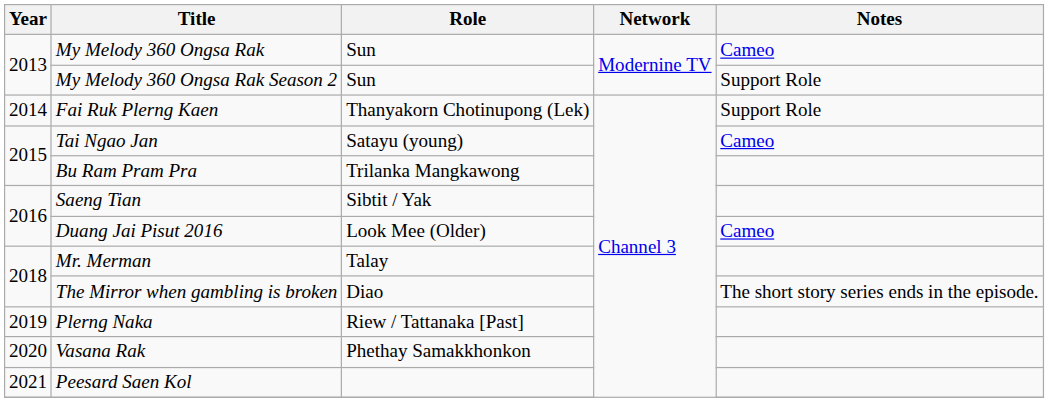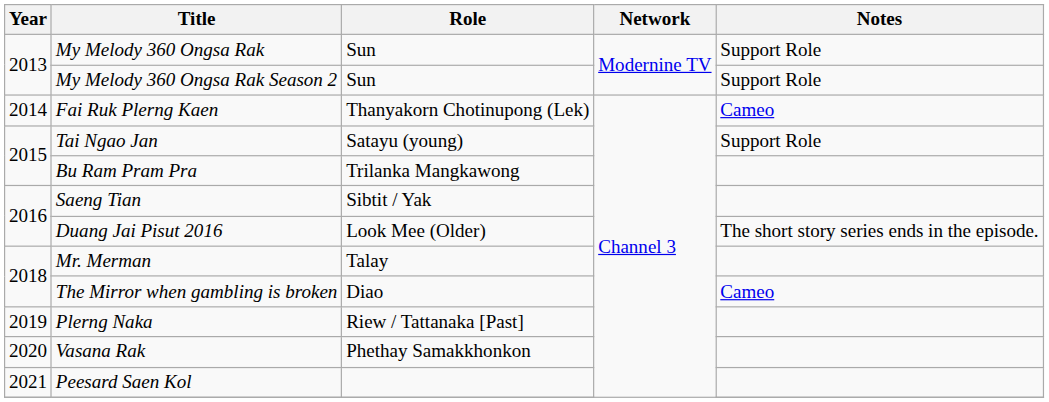(747, 49) Cameo -> (771, 49) Support Role
(771, 110) Support Role -> (747, 110) Cameo
(747, 140) Cameo -> (771, 140) Support Role
(747, 230) Cameo -> (879, 230) The short story series ends in the episode.
(879, 291) The short story series ends in the episode. -> (747, 291) Cameo
